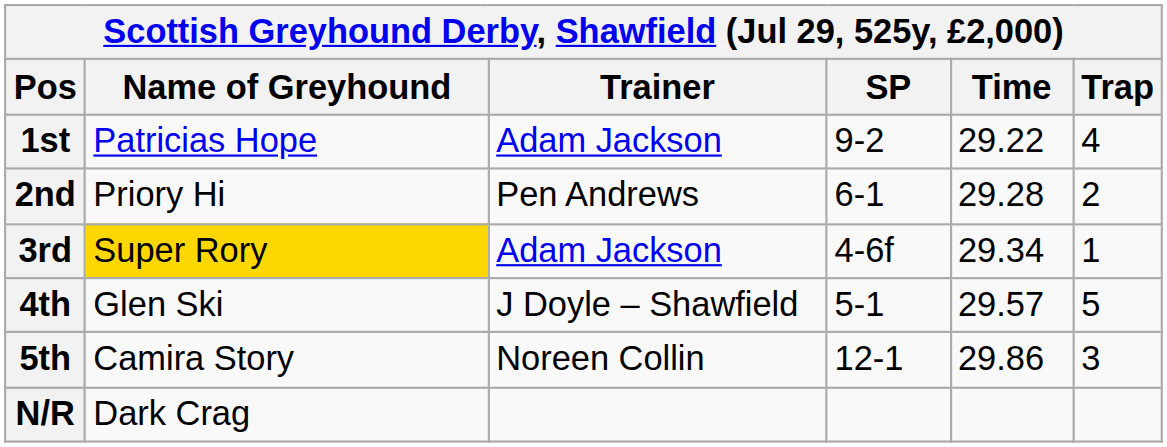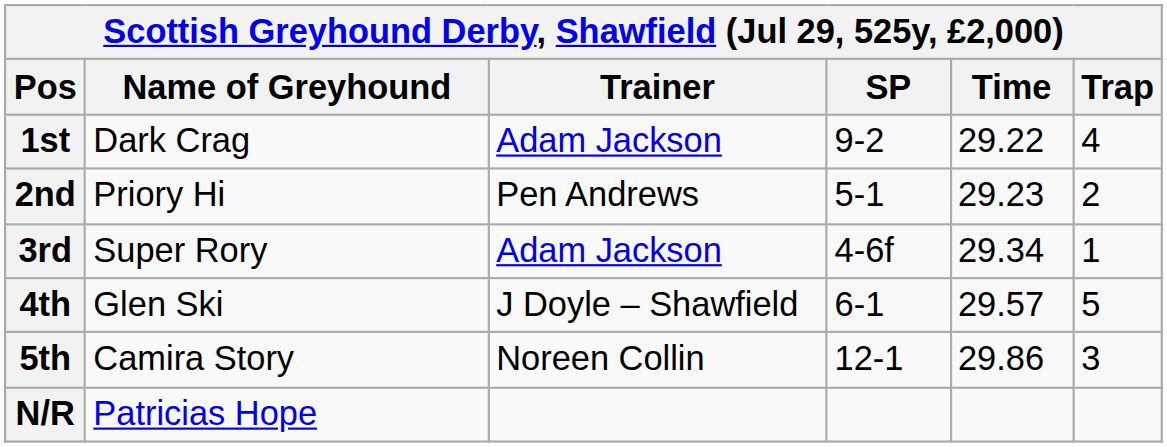(205, 140) Patricias Hope -> (172, 140) Dark Crag
(859, 195) 6-1 -> (859, 195) 5-1
(1001, 195) 29.28 -> (1001, 195) 29.23
(180, 250) gold background -> (180, 250) no background
(859, 304) 5-1 -> (859, 304) 6-1
(172, 413) Dark Crag -> (205, 413) Patricias Hope
